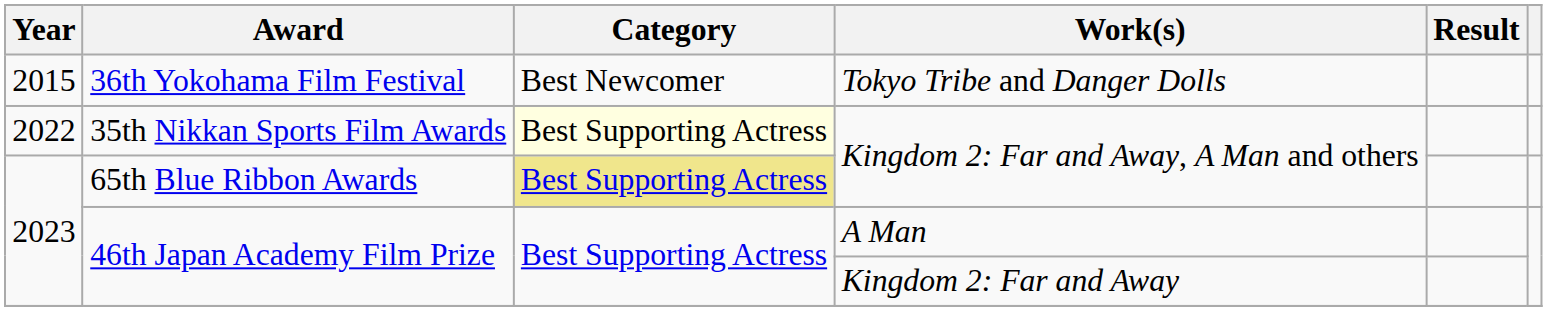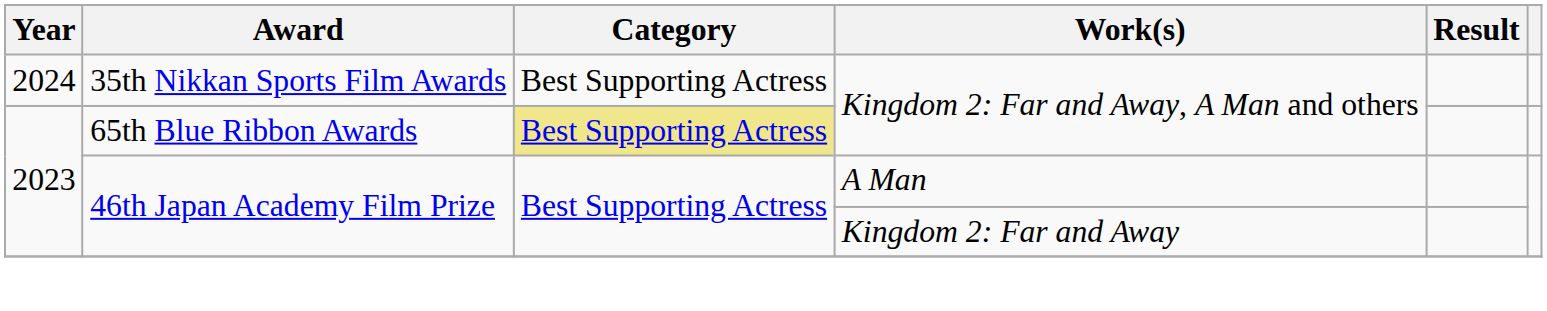- row: (278, 79)
(44, 130) 2022 -> (44, 79) 2024
(674, 130) lightyellow background -> (674, 79) no background
